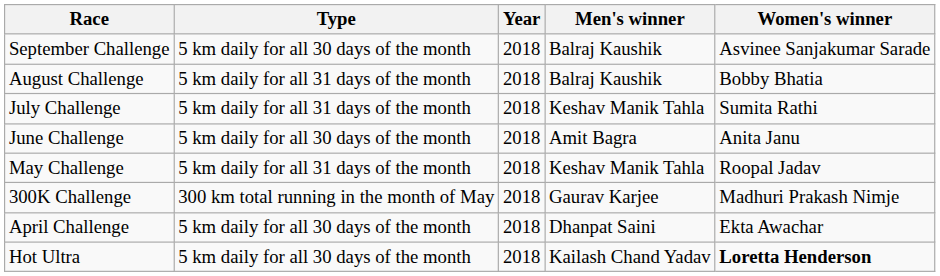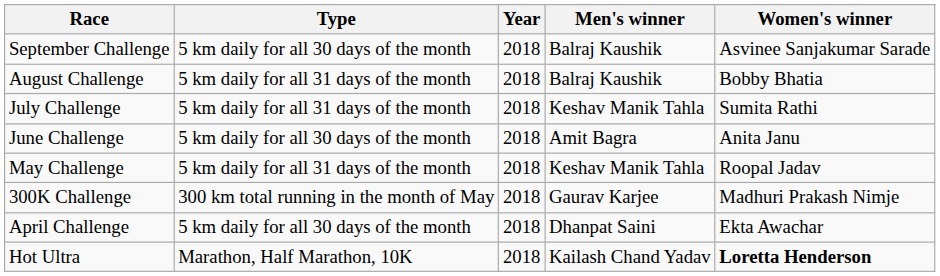(325, 256) 5 km daily for all 30 days of the month -> (295, 256) Marathon, Half Marathon, 10K
